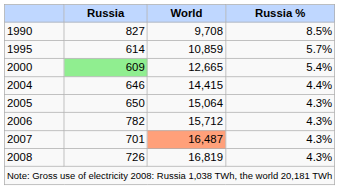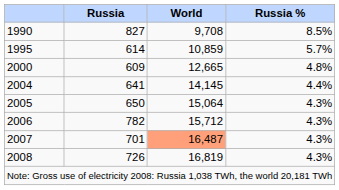(135, 67) lightgreen background -> (135, 67) no background
(319, 67) 5.4% -> (319, 67) 4.8%
(135, 85) 646 -> (135, 85) 641
(206, 85) 14,415 -> (206, 85) 14,145
